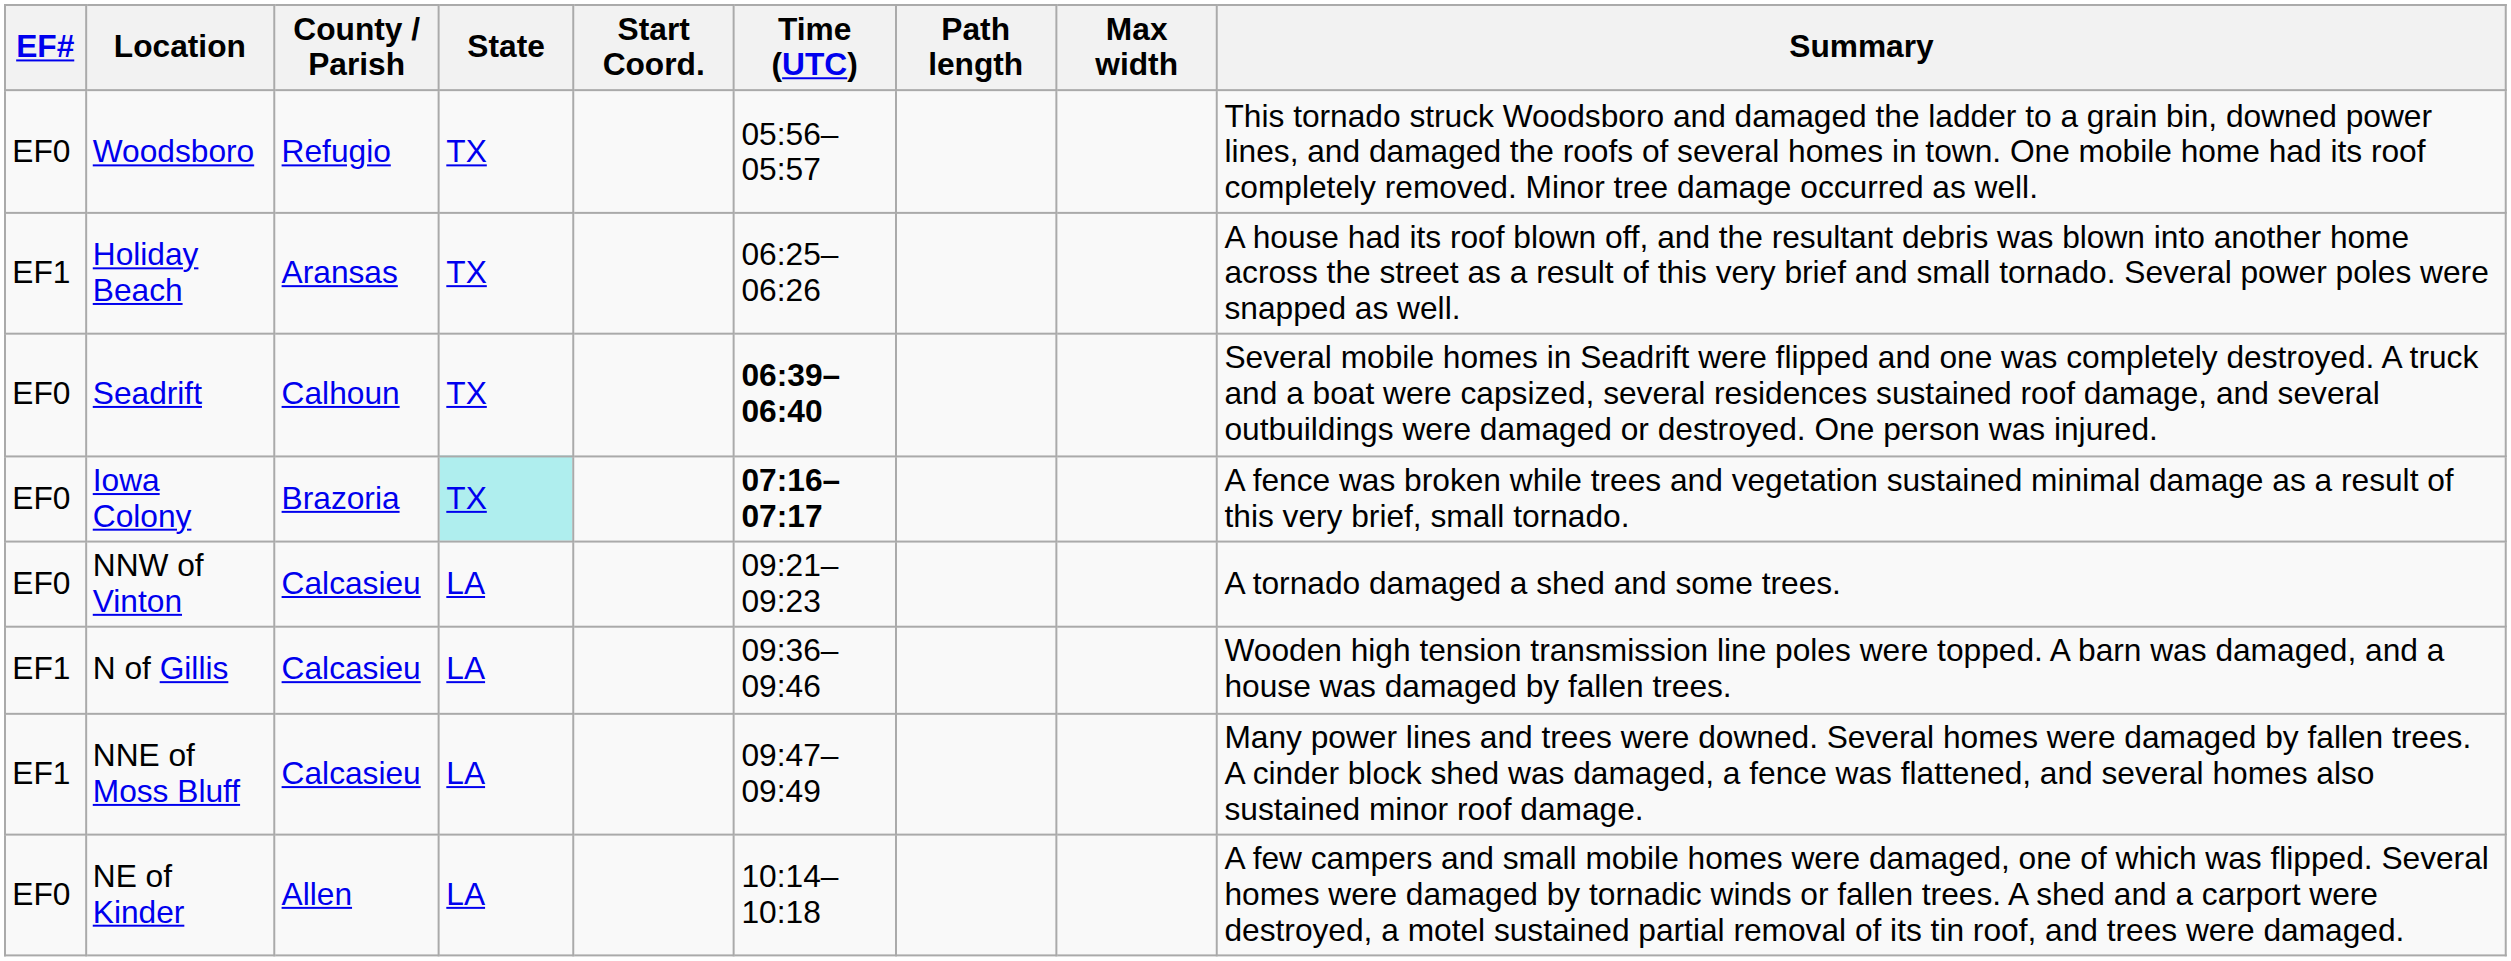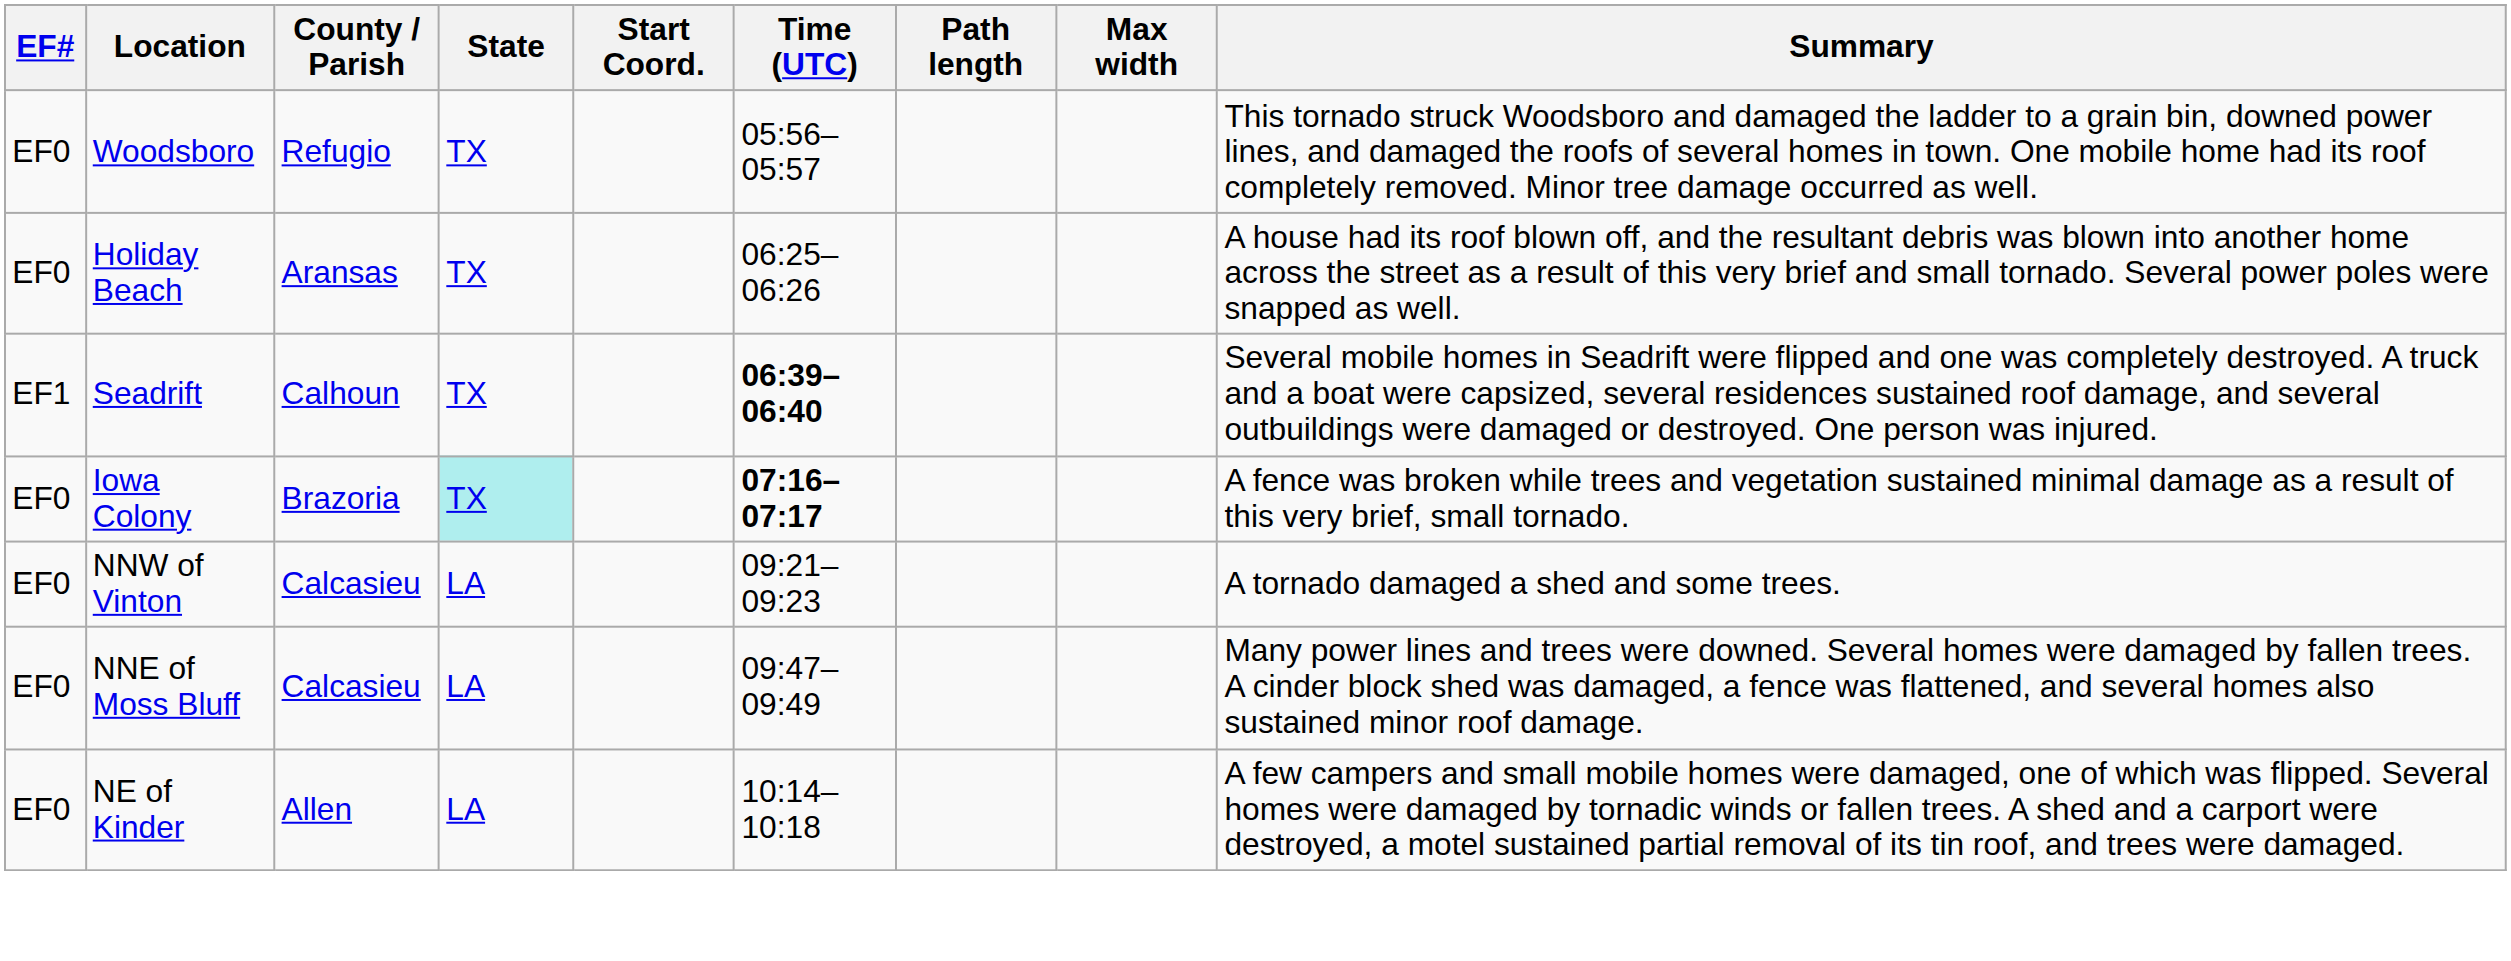(41, 272) EF1 -> (41, 272) EF0
(41, 394) EF0 -> (41, 394) EF1
- row: (161, 669)
(41, 773) EF1 -> (41, 687) EF0
